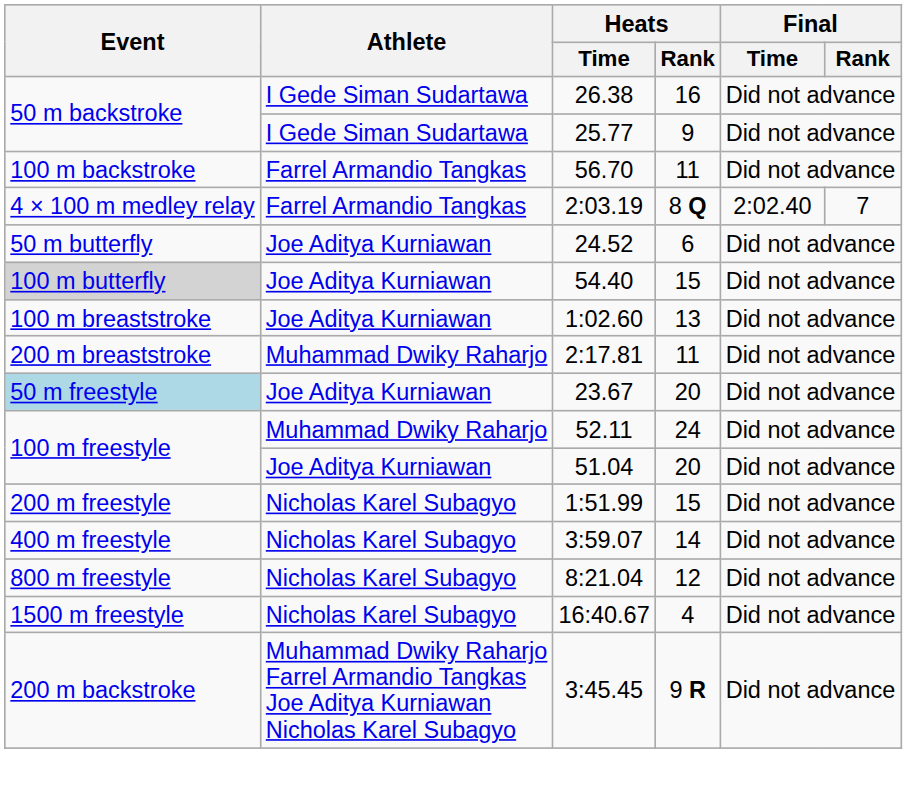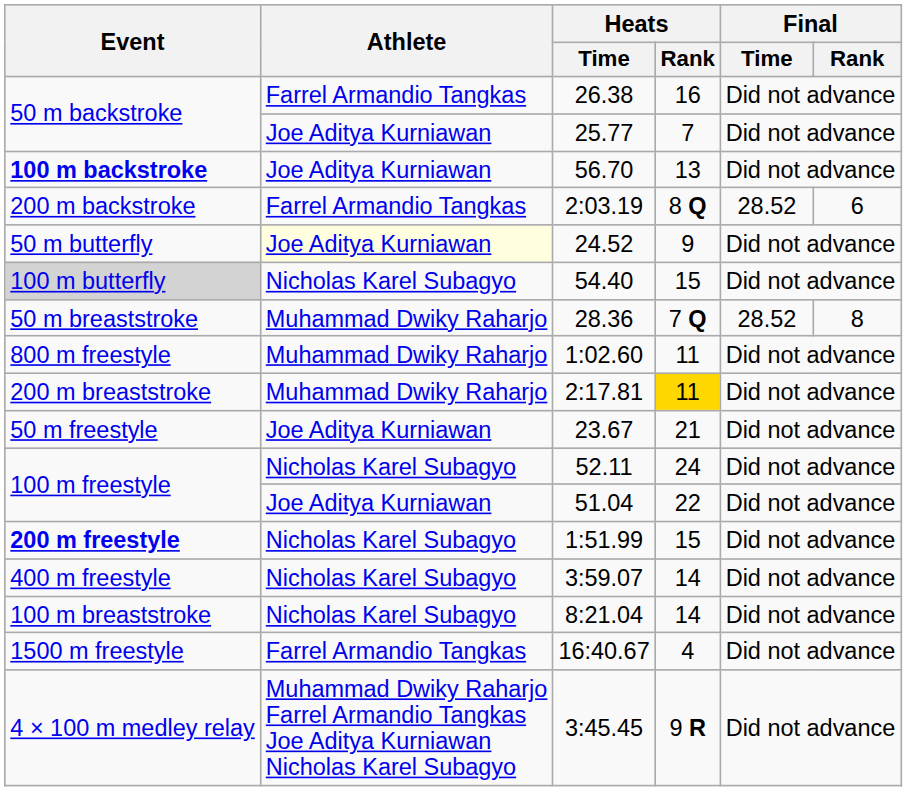(397, 96) I Gede Siman Sudartawa -> (396, 96) Farrel Armandio Tangkas
(397, 133) I Gede Siman Sudartawa -> (379, 133) Joe Aditya Kurniawan
(688, 133) 9 -> (688, 133) 7
(103, 170) normal -> (109, 170) bold
(396, 170) Farrel Armandio Tangkas -> (379, 170) Joe Aditya Kurniawan
(688, 170) 11 -> (688, 170) 13
(133, 207) 4 × 100 m medley relay -> (103, 207) 200 m backstroke
(772, 207) 2:02.40 -> (767, 207) 28.52
(863, 207) 7 -> (857, 207) 6
(379, 244) no background -> (379, 244) lightyellow background
(688, 244) 6 -> (688, 244) 9
(379, 281) Joe Aditya Kurniawan -> (391, 281) Nicholas Karel Subagyo
+ row: (604, 318)
(111, 318) 100 m breaststroke -> (91, 355) 800 m freestyle
(379, 318) Joe Aditya Kurniawan -> (407, 355) Muhammad Dwiky Raharjo
(688, 318) 13 -> (688, 355) 11
(688, 355) no background -> (688, 392) gold background
(84, 392) lightblue background -> (84, 430) no background
(688, 392) 20 -> (688, 430) 21
(407, 430) Muhammad Dwiky Raharjo -> (391, 467) Nicholas Karel Subagyo
(688, 467) 20 -> (688, 504) 22
(91, 504) normal -> (95, 541) bold
(91, 578) 800 m freestyle -> (111, 615) 100 m breaststroke
(688, 578) 12 -> (688, 615) 14
(391, 615) Nicholas Karel Subagyo -> (396, 652) Farrel Armandio Tangkas
(103, 691) 200 m backstroke -> (133, 728) 4 × 100 m medley relay
